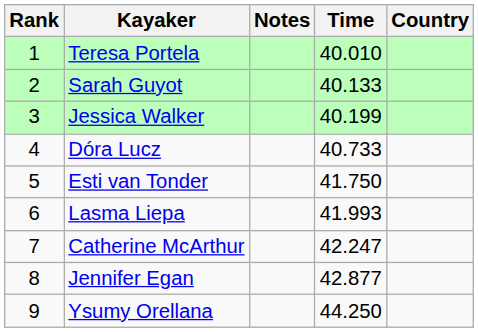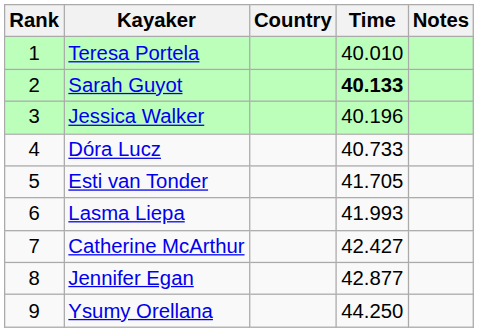columns swapped: (430, 20) <-> (282, 20)
(351, 85) normal -> (372, 85) bold
(351, 117) 40.199 -> (372, 117) 40.196
(351, 181) 41.750 -> (372, 181) 41.705
(351, 246) 42.247 -> (372, 246) 42.427
